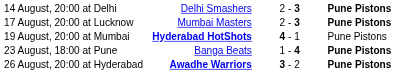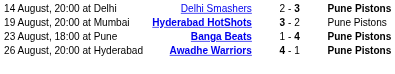- row: (69, 23)
(290, 37) 4 - 1 -> (290, 23) 3 - 2
(223, 51) normal -> (221, 37) bold
(290, 65) 3 - 2 -> (290, 51) 4 - 1
